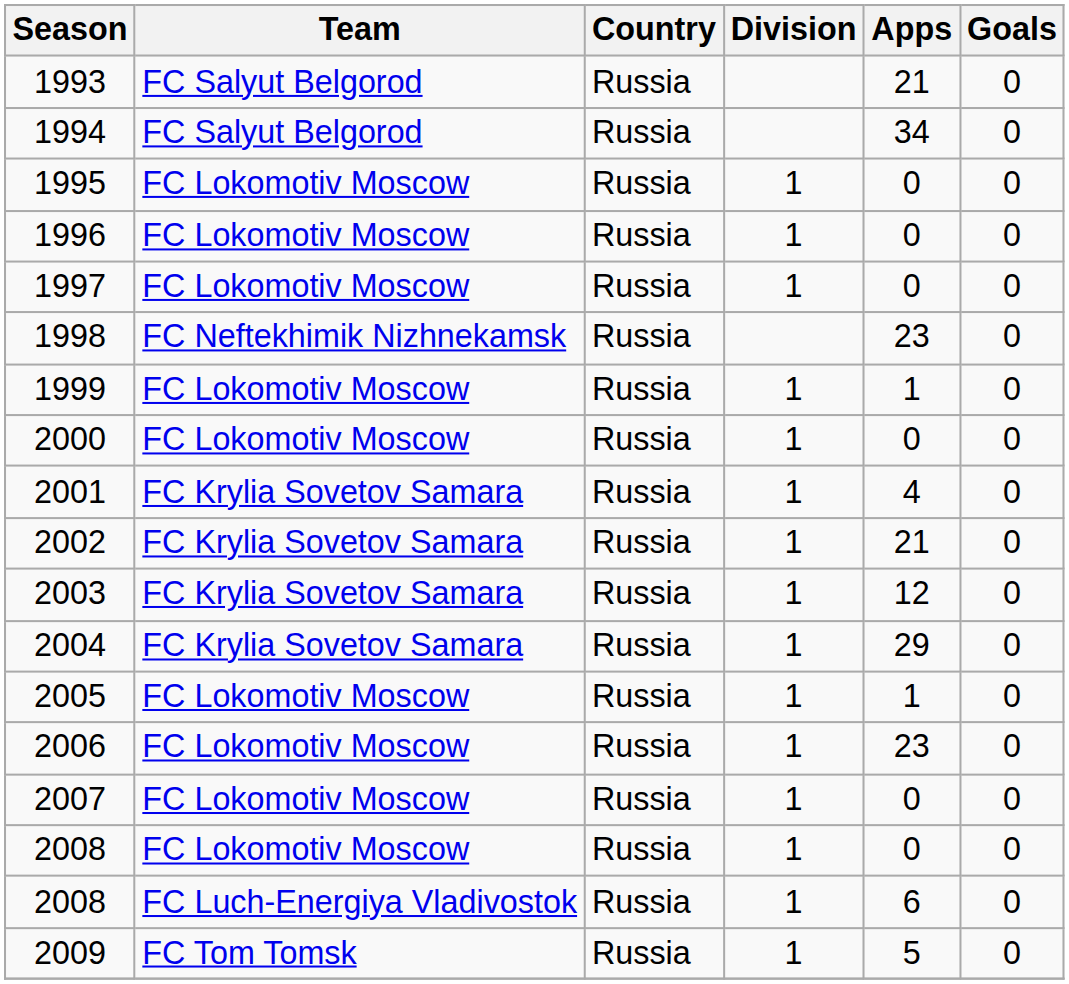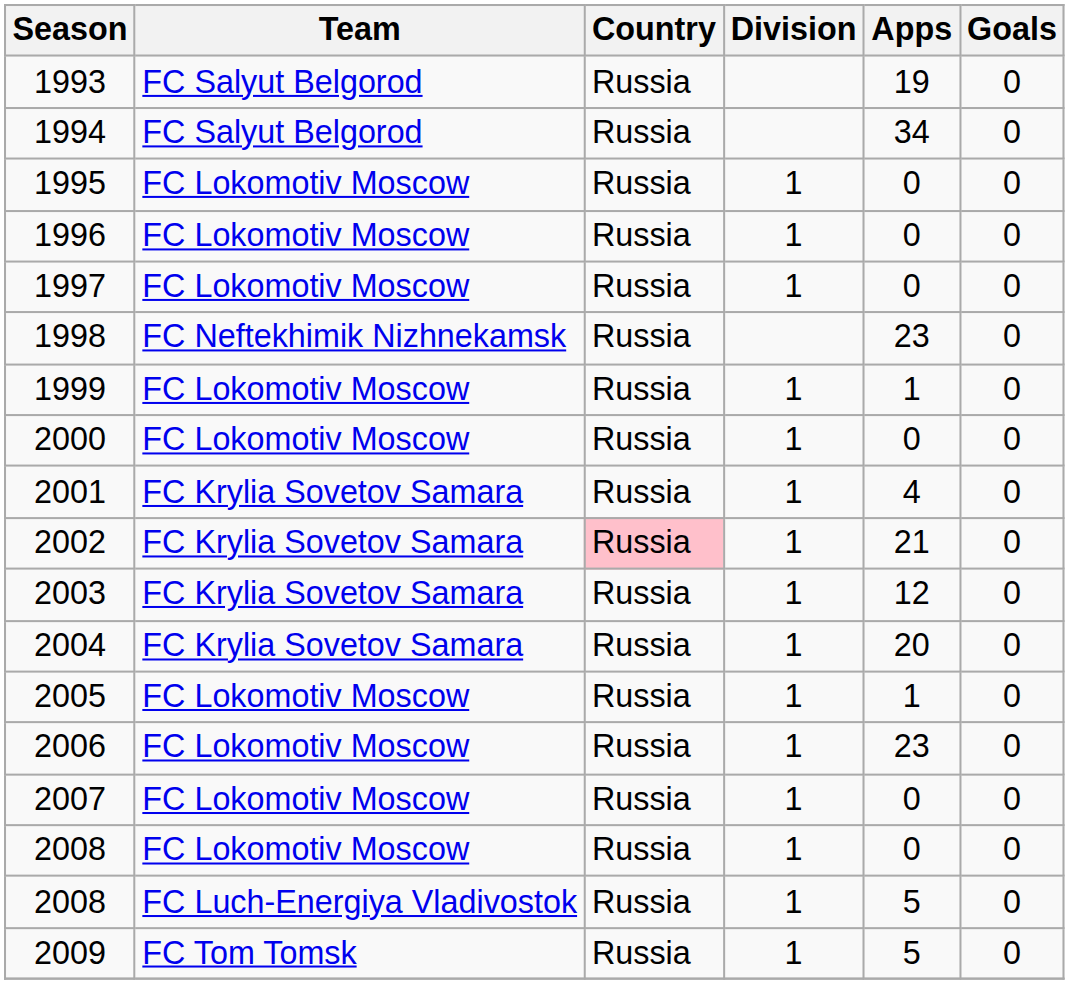(912, 81) 21 -> (912, 81) 19
(641, 542) no background -> (641, 542) pink background
(912, 645) 29 -> (912, 645) 20
(912, 901) 6 -> (912, 901) 5
